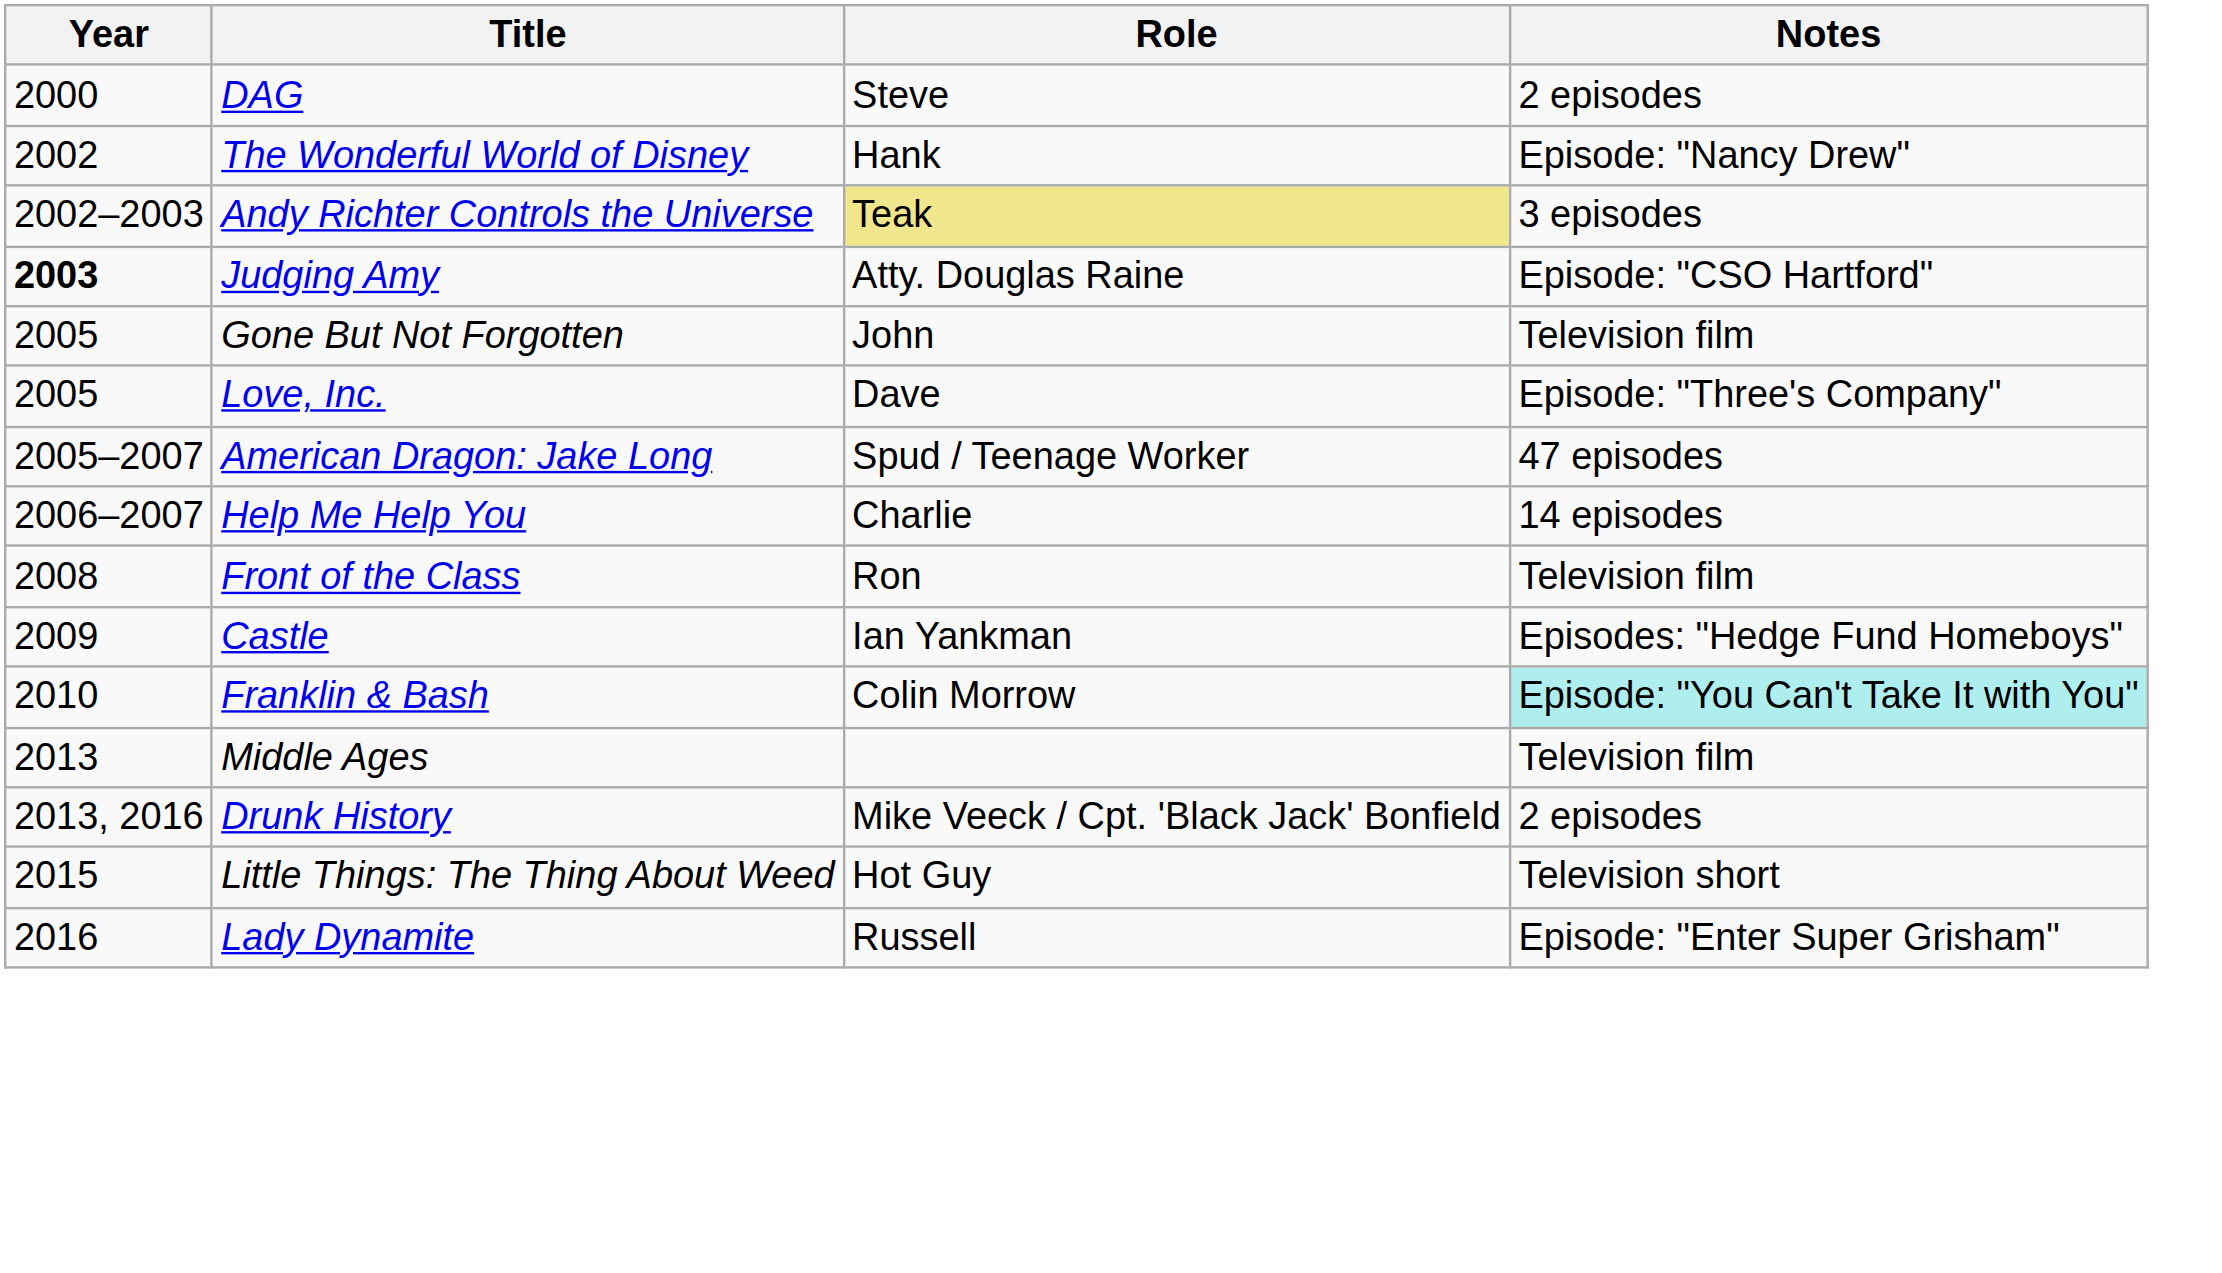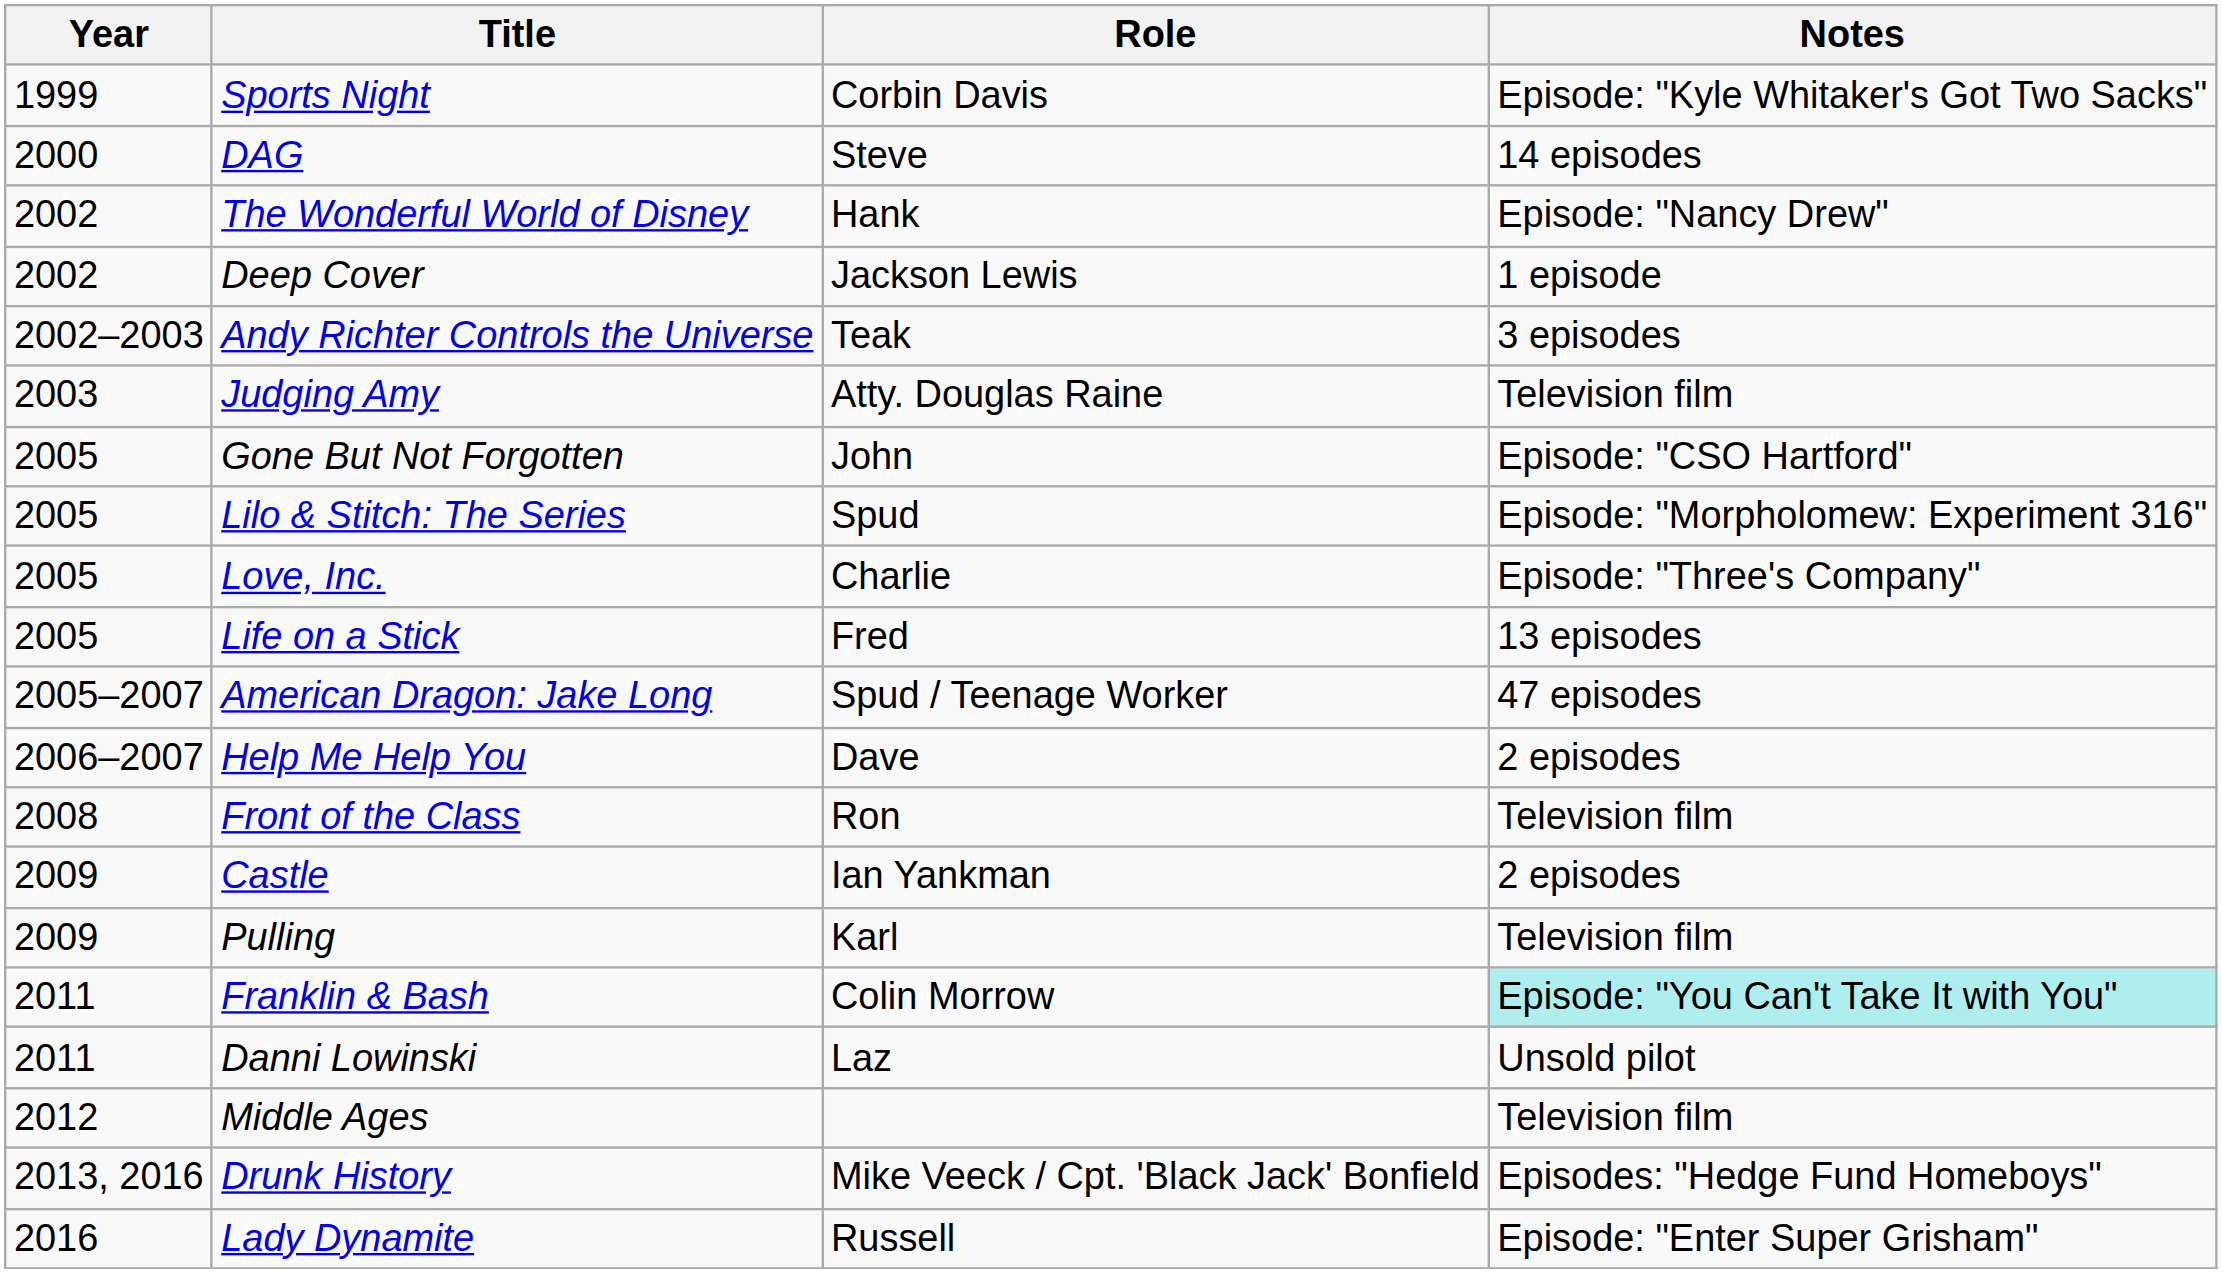+ row: (326, 94)
(1610, 94) 2 episodes -> (1600, 154) 14 episodes
+ row: (322, 275)
(892, 214) khaki background -> (871, 335) no background
(56, 275) bold -> (56, 395) normal
(1726, 275) Episode: "CSO Hartford" -> (1615, 395) Television film
(1636, 335) Television film -> (1705, 455) Episode: "CSO Hartford"
+ row: (424, 515)
(896, 395) Dave -> (891, 575) Charlie
+ row: (340, 635)
(912, 515) Charlie -> (875, 756) Dave
(1621, 515) 14 episodes -> (1589, 756) 2 episodes
(1821, 635) Episodes: "Hedge Fund Homeboys" -> (1589, 876) 2 episodes
+ row: (278, 936)
(56, 696) 2010 -> (55, 996) 2011
+ row: (349, 1056)
(56, 756) 2013 -> (56, 1117) 2012
(1610, 816) 2 episodes -> (1800, 1177) Episodes: "Hedge Fund Homeboys"
- row: (528, 876)
